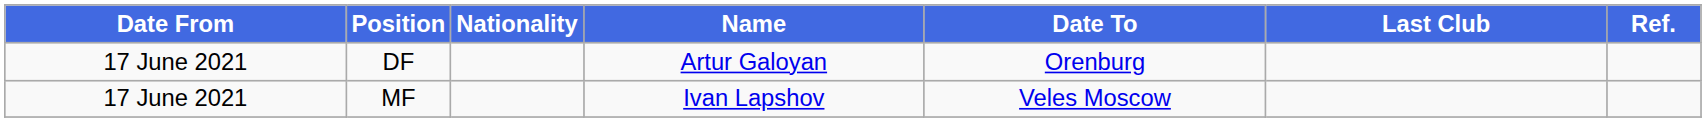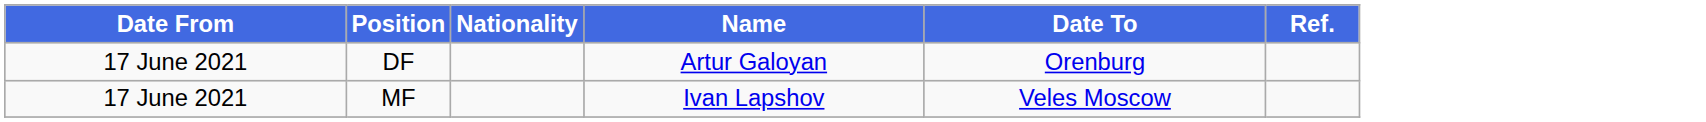- column: (1436, 24)
